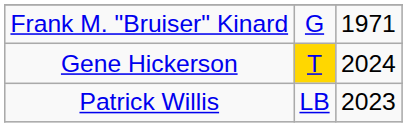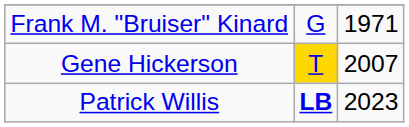(368, 63) 2024 -> (371, 63) 2007
(315, 102) normal -> (316, 102) bold
